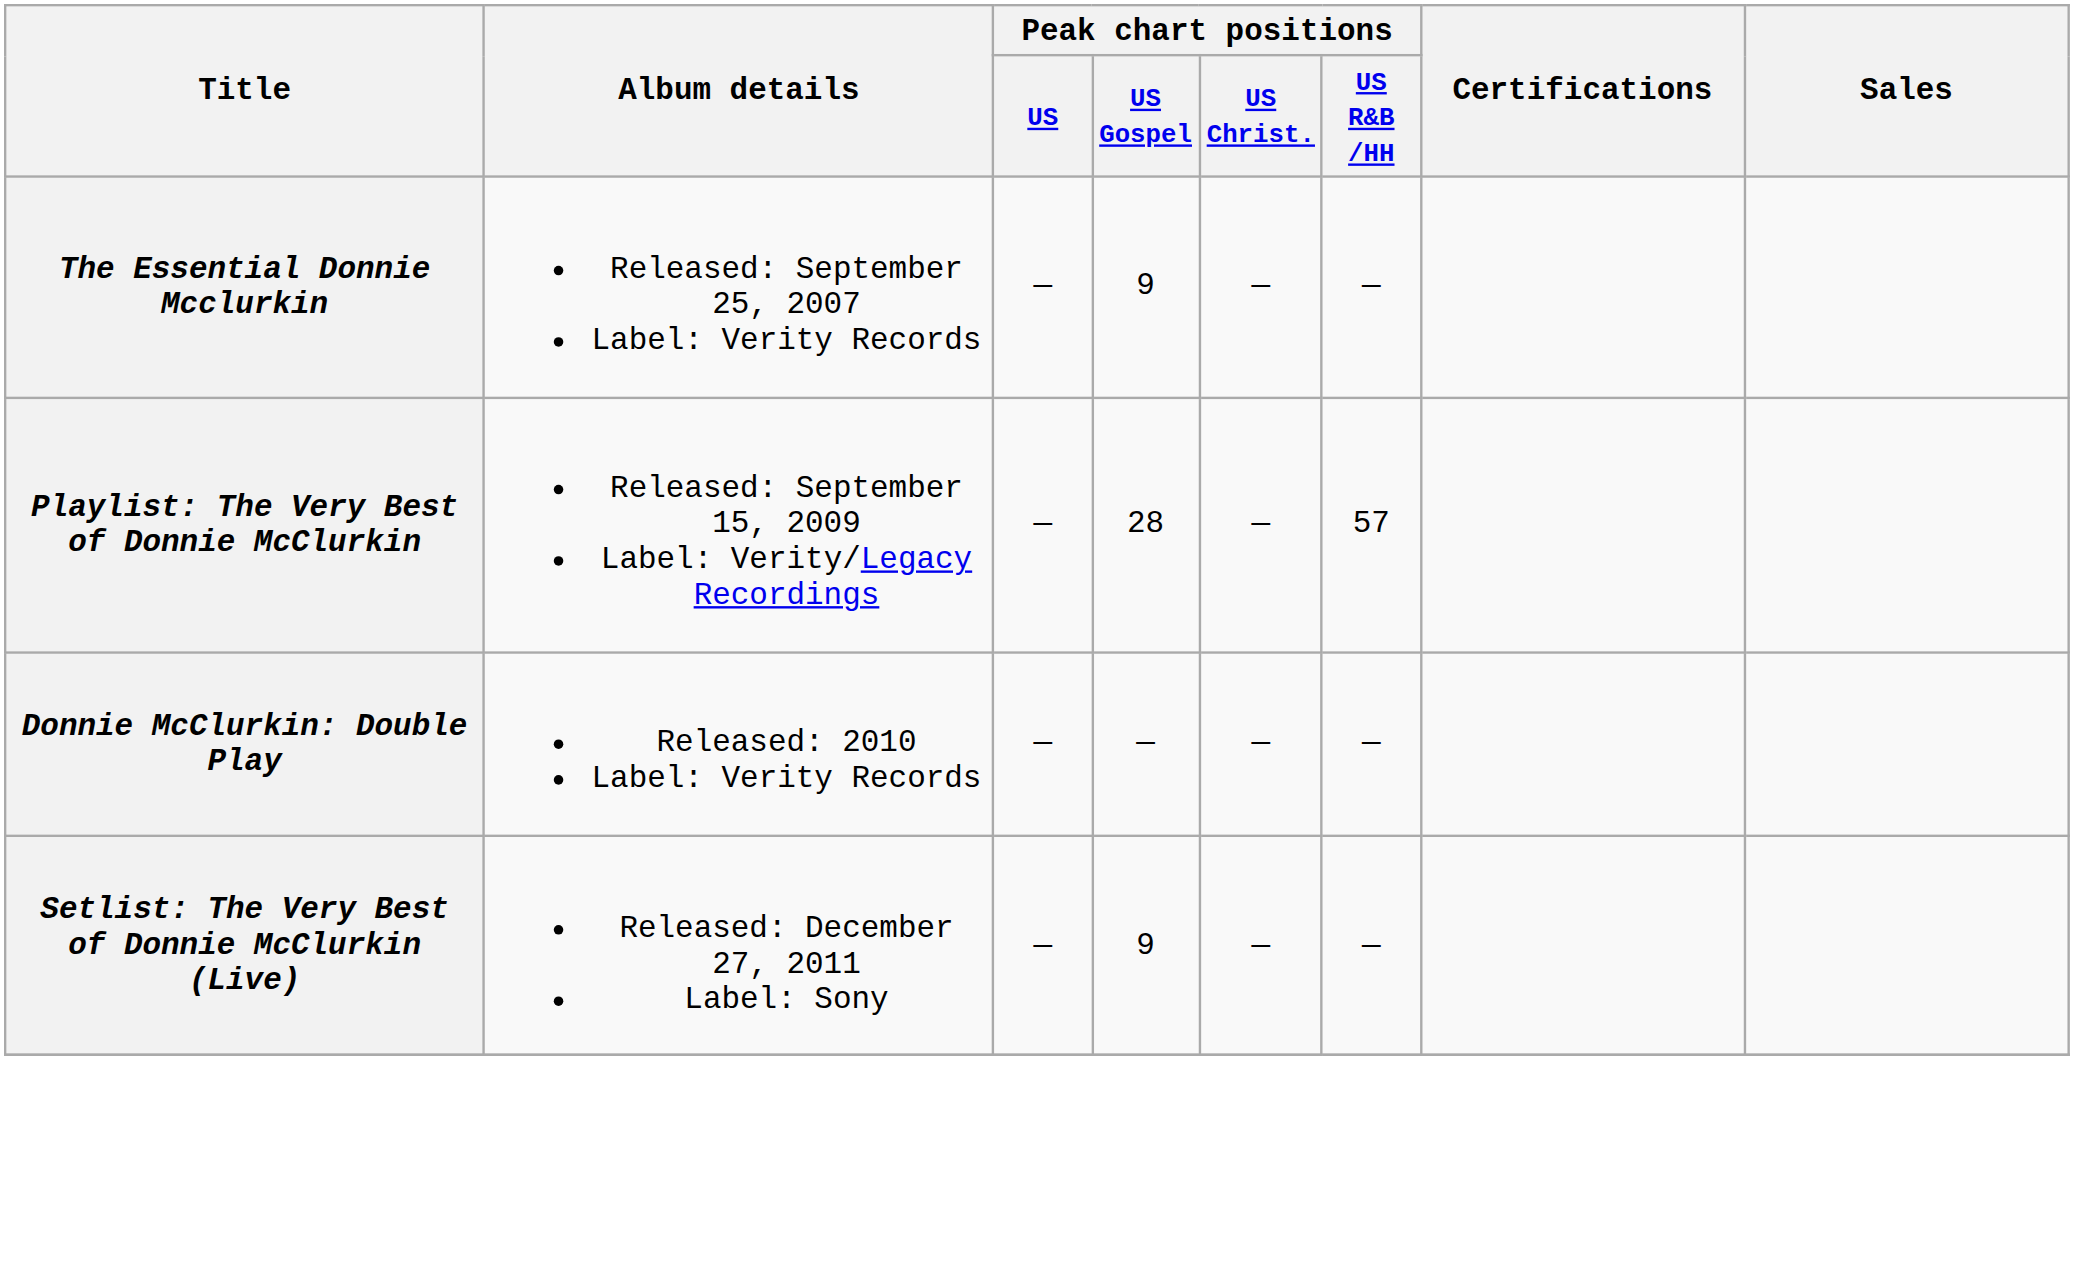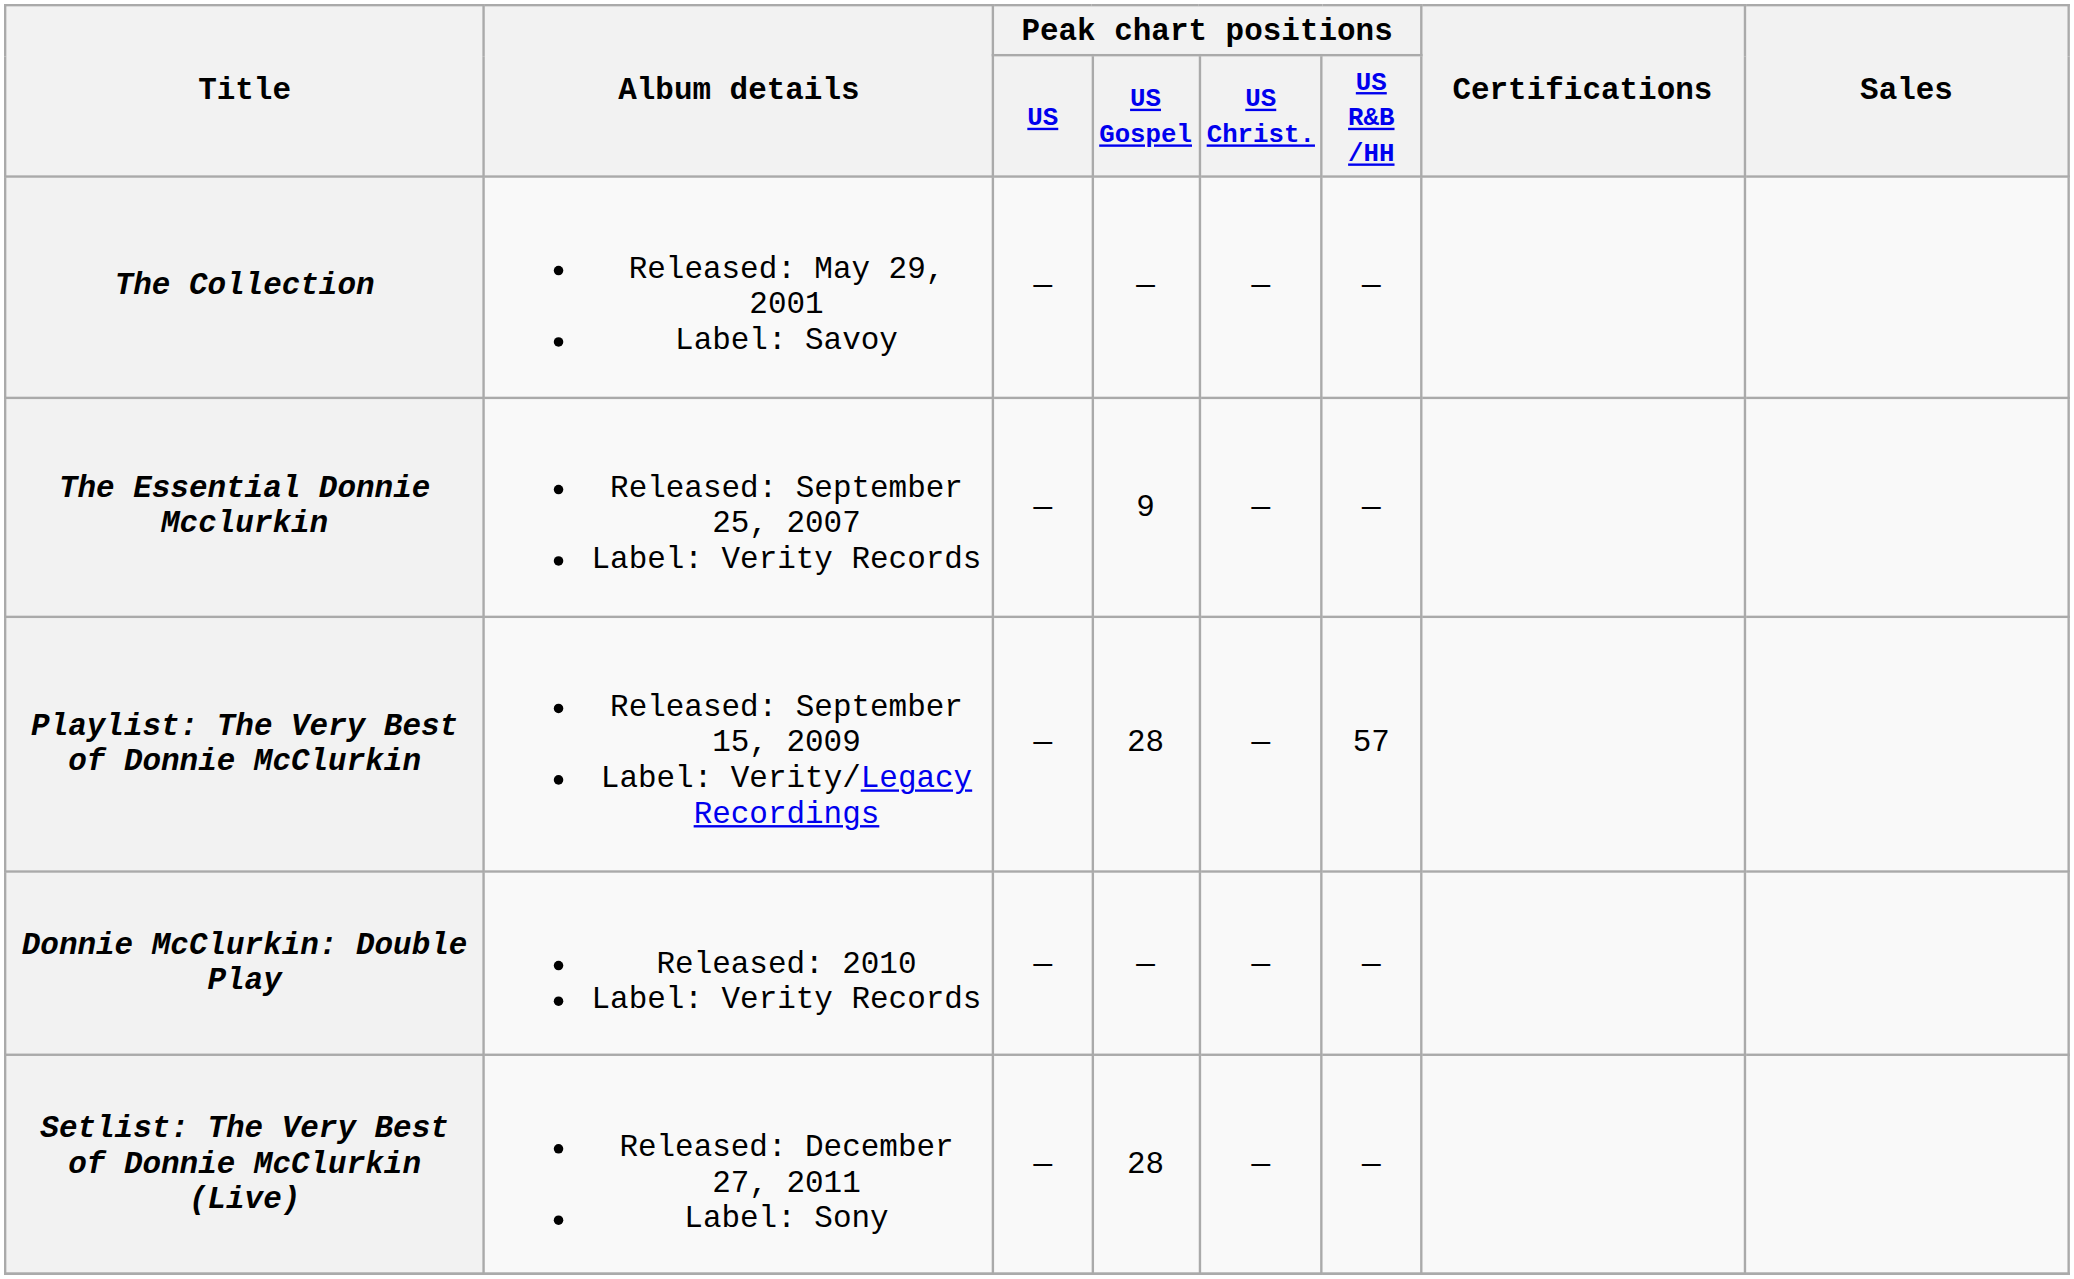+ row: (245, 287)
(1146, 945) 9 -> (1146, 1165) 28
